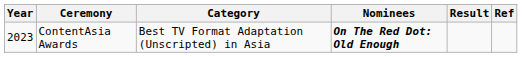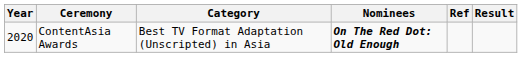columns swapped: (470, 13) <-> (504, 13)
(20, 37) 2023 -> (20, 37) 2020
